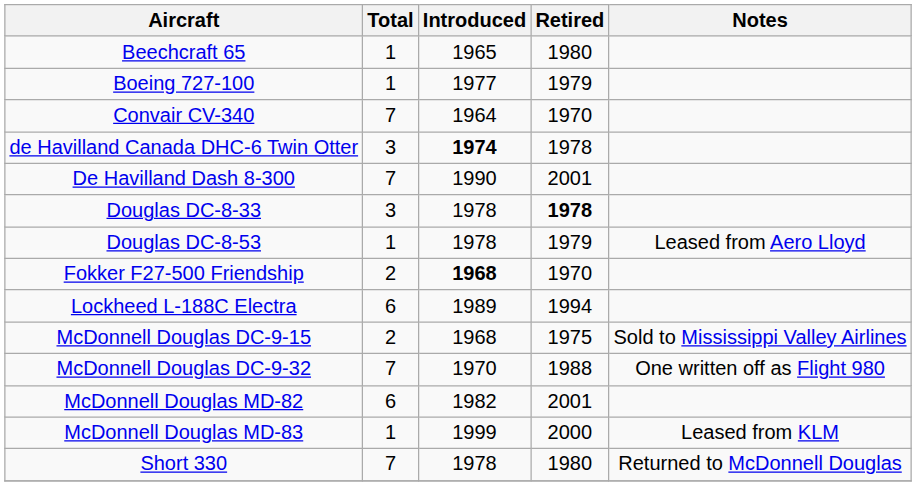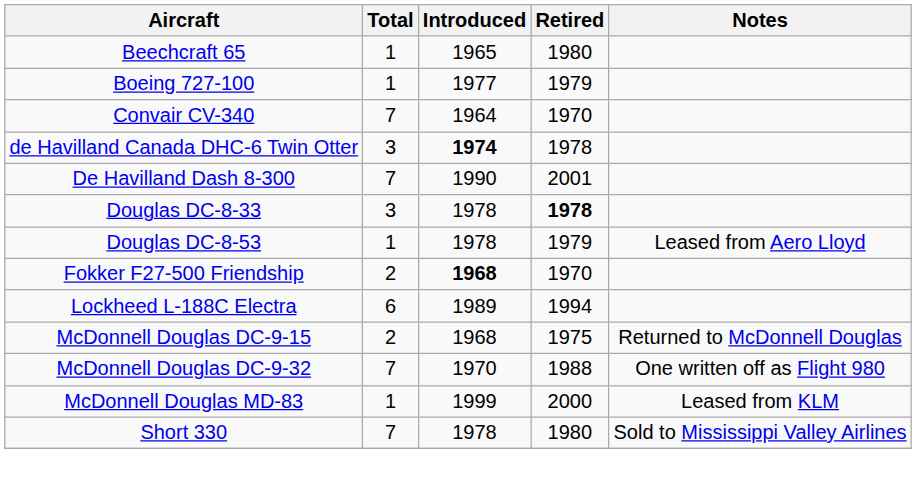(760, 337) Sold to Mississippi Valley Airlines -> (760, 337) Returned to McDonnell Douglas
- row: (184, 400)
(760, 464) Returned to McDonnell Douglas -> (760, 432) Sold to Mississippi Valley Airlines
